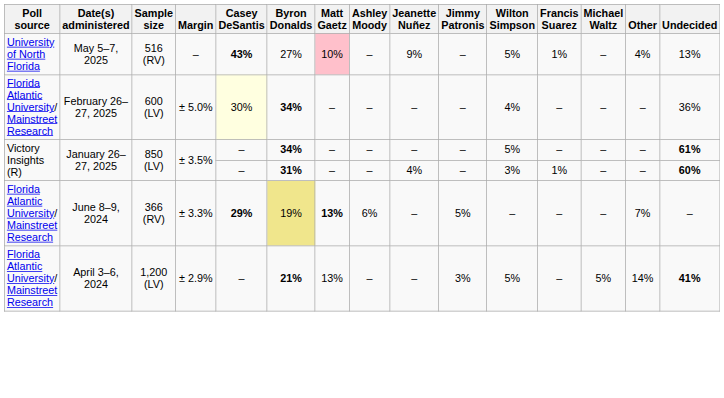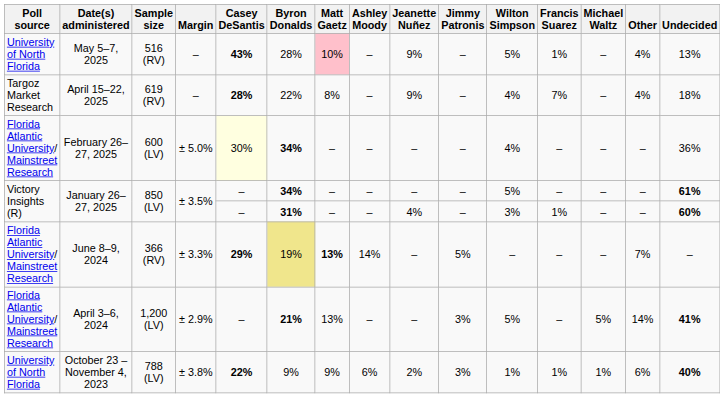(291, 54) 27% -> (291, 54) 28%
+ row: (96, 95)
(370, 214) 6% -> (370, 255) 14%
+ row: (96, 373)
